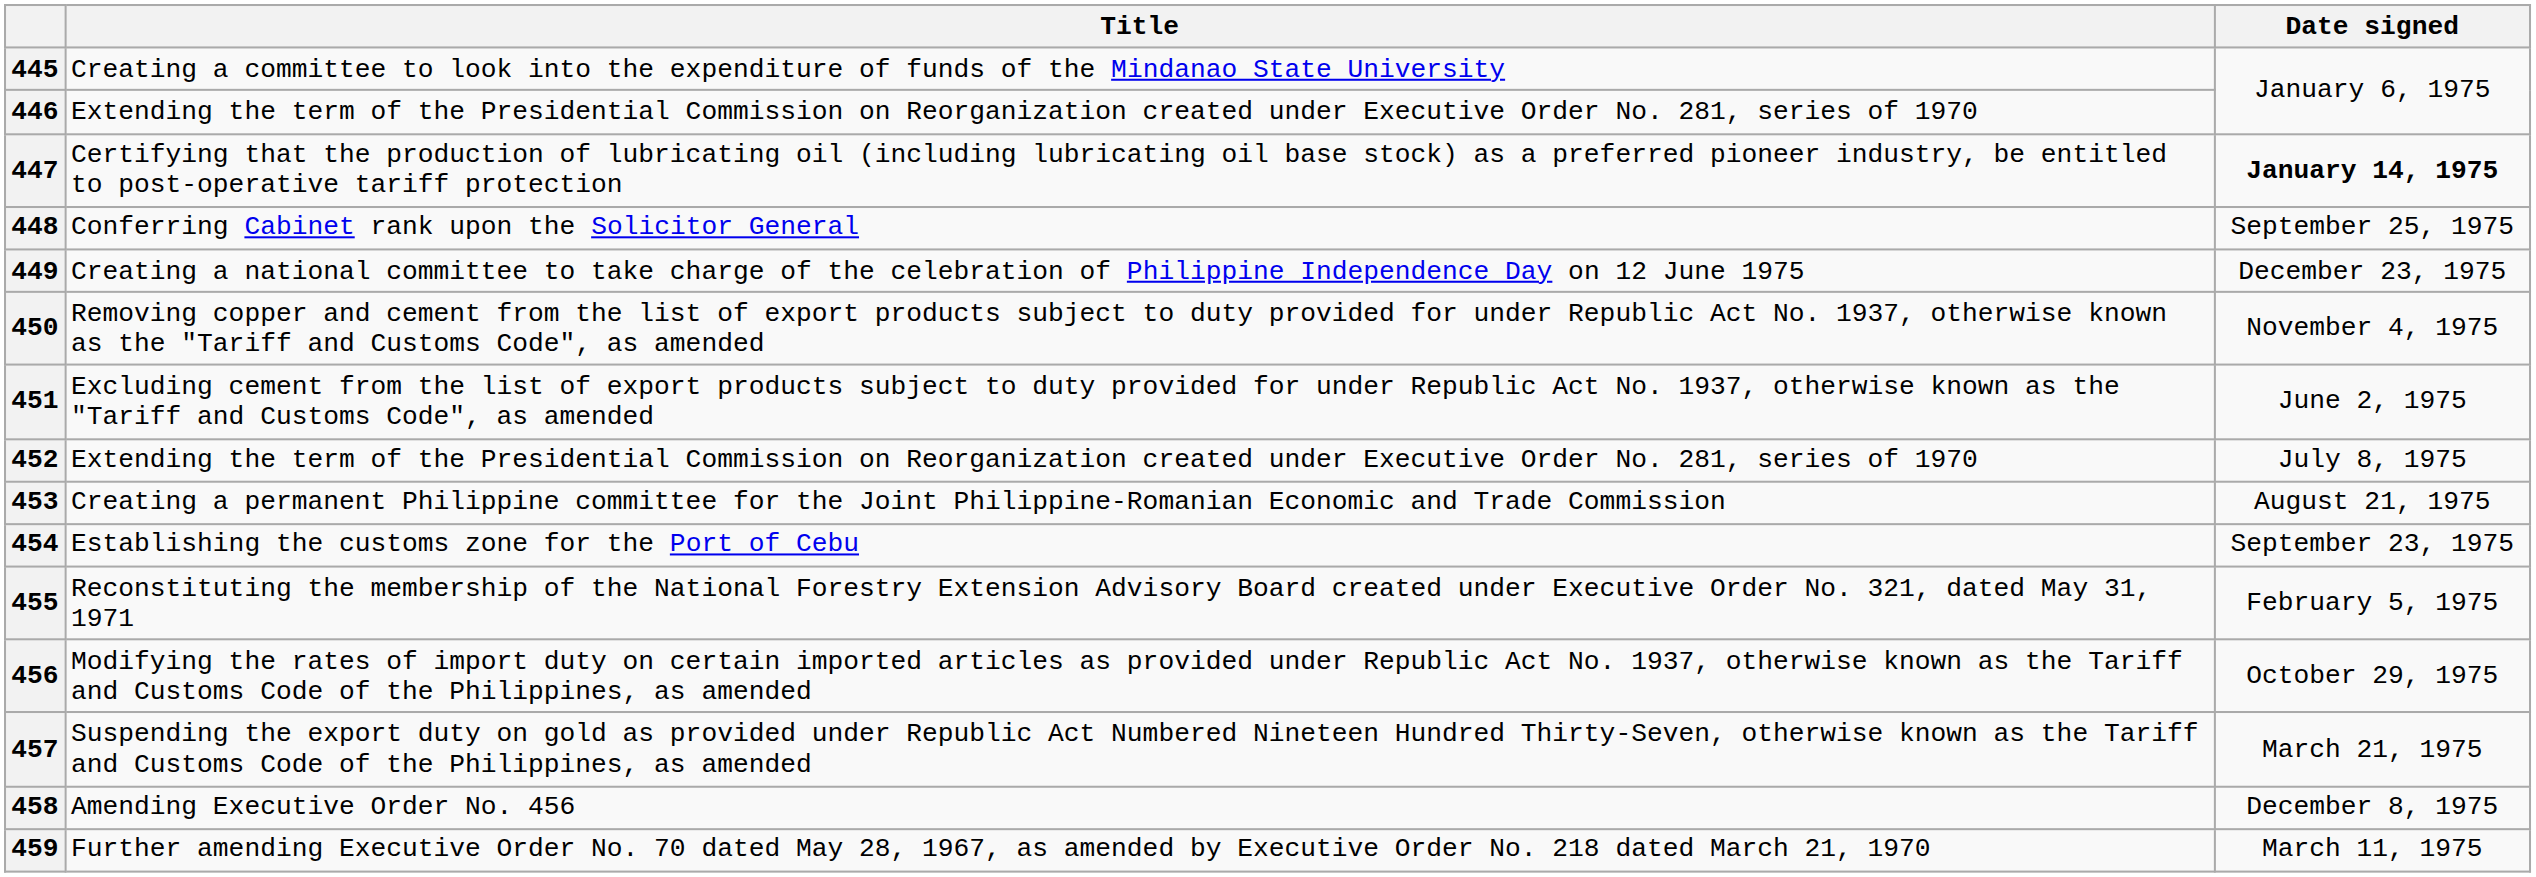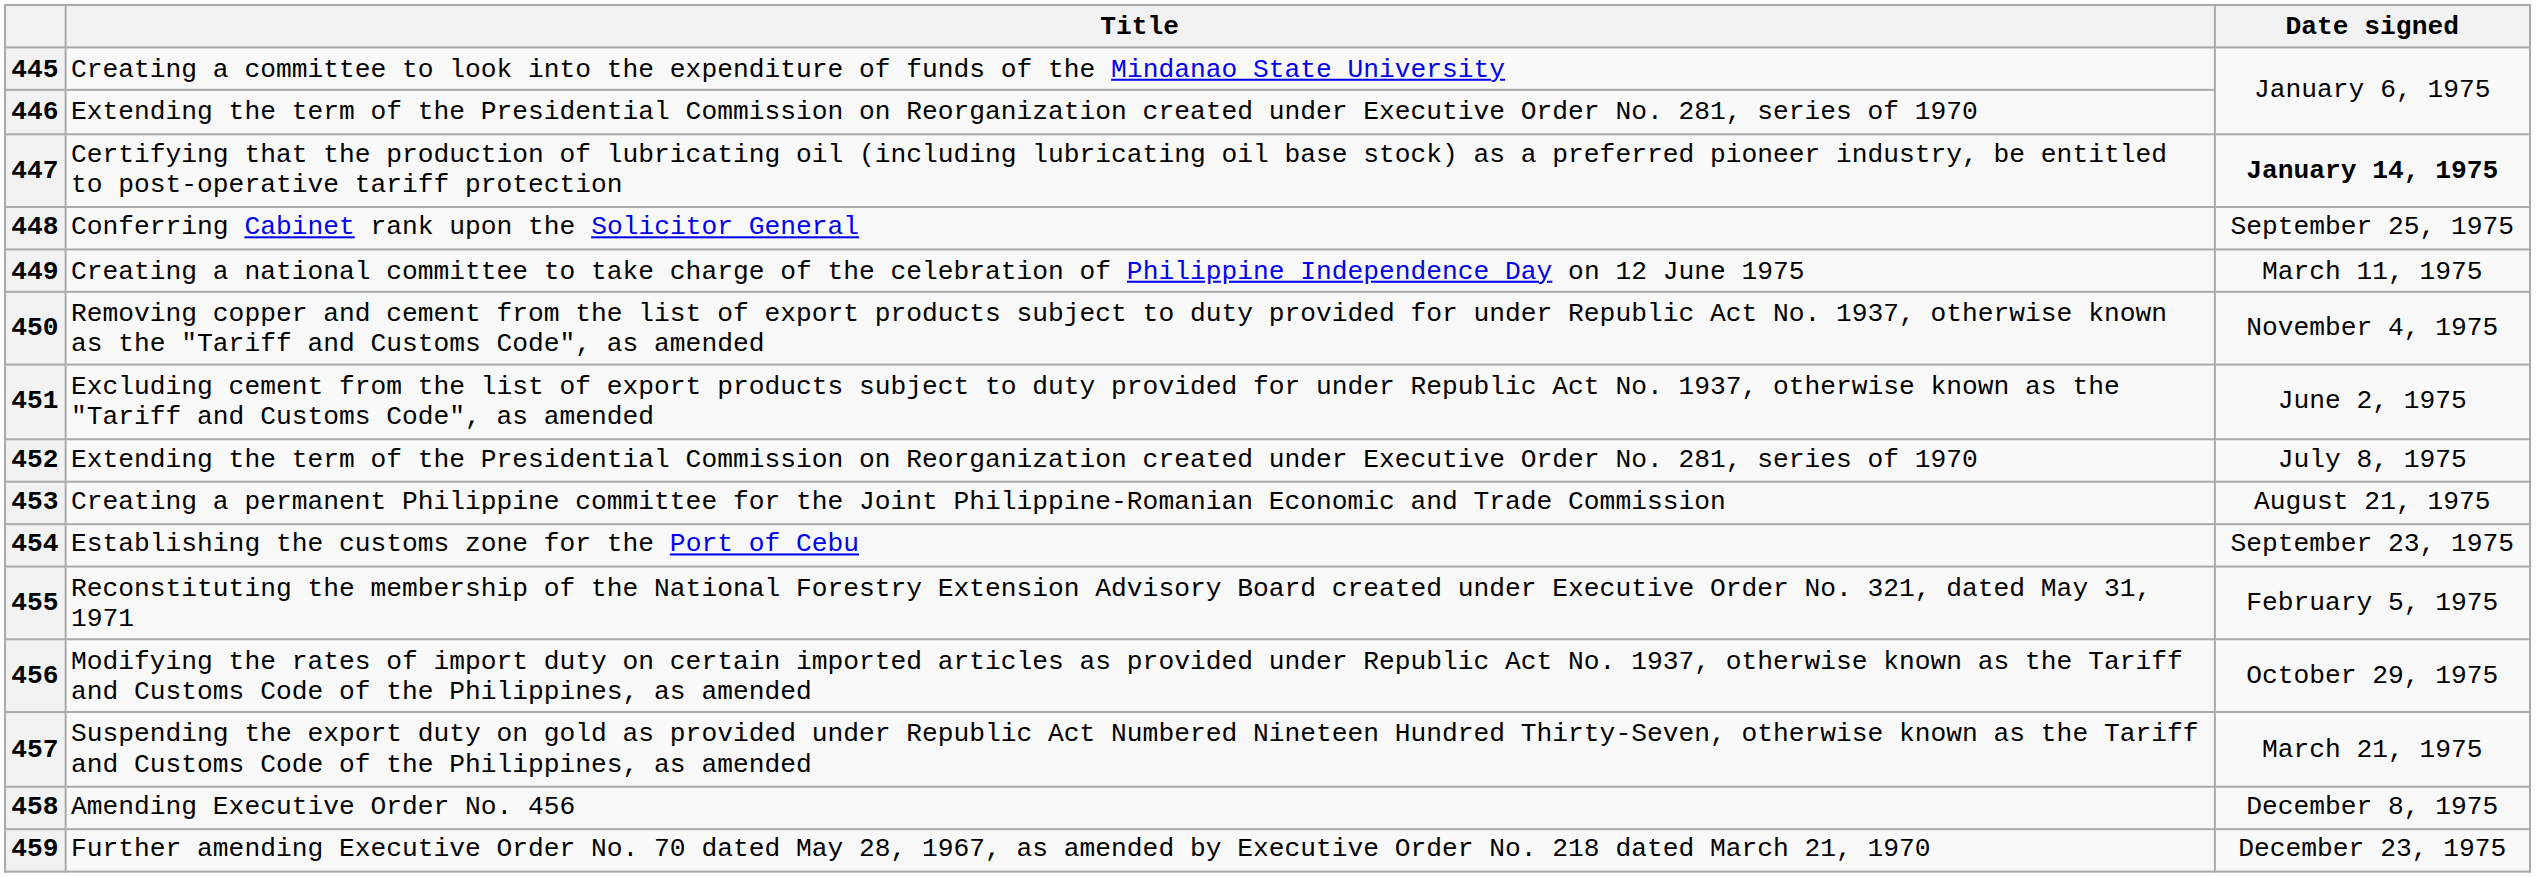(2372, 271) December 23, 1975 -> (2372, 271) March 11, 1975
(2372, 850) March 11, 1975 -> (2372, 850) December 23, 1975
